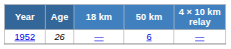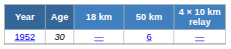(60, 37) 26 -> (60, 37) 30
